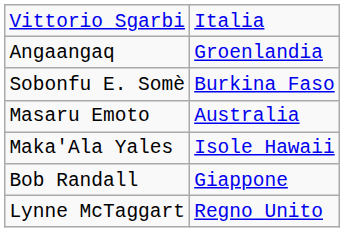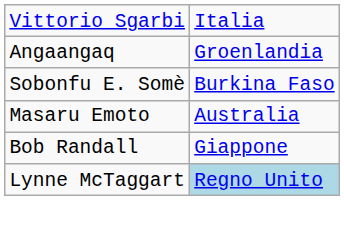- row: (91, 148)
(259, 211) no background -> (259, 180) lightblue background
